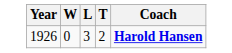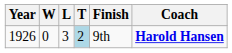+ column: (111, 15)
(102, 36) no background -> (81, 36) lightblue background
